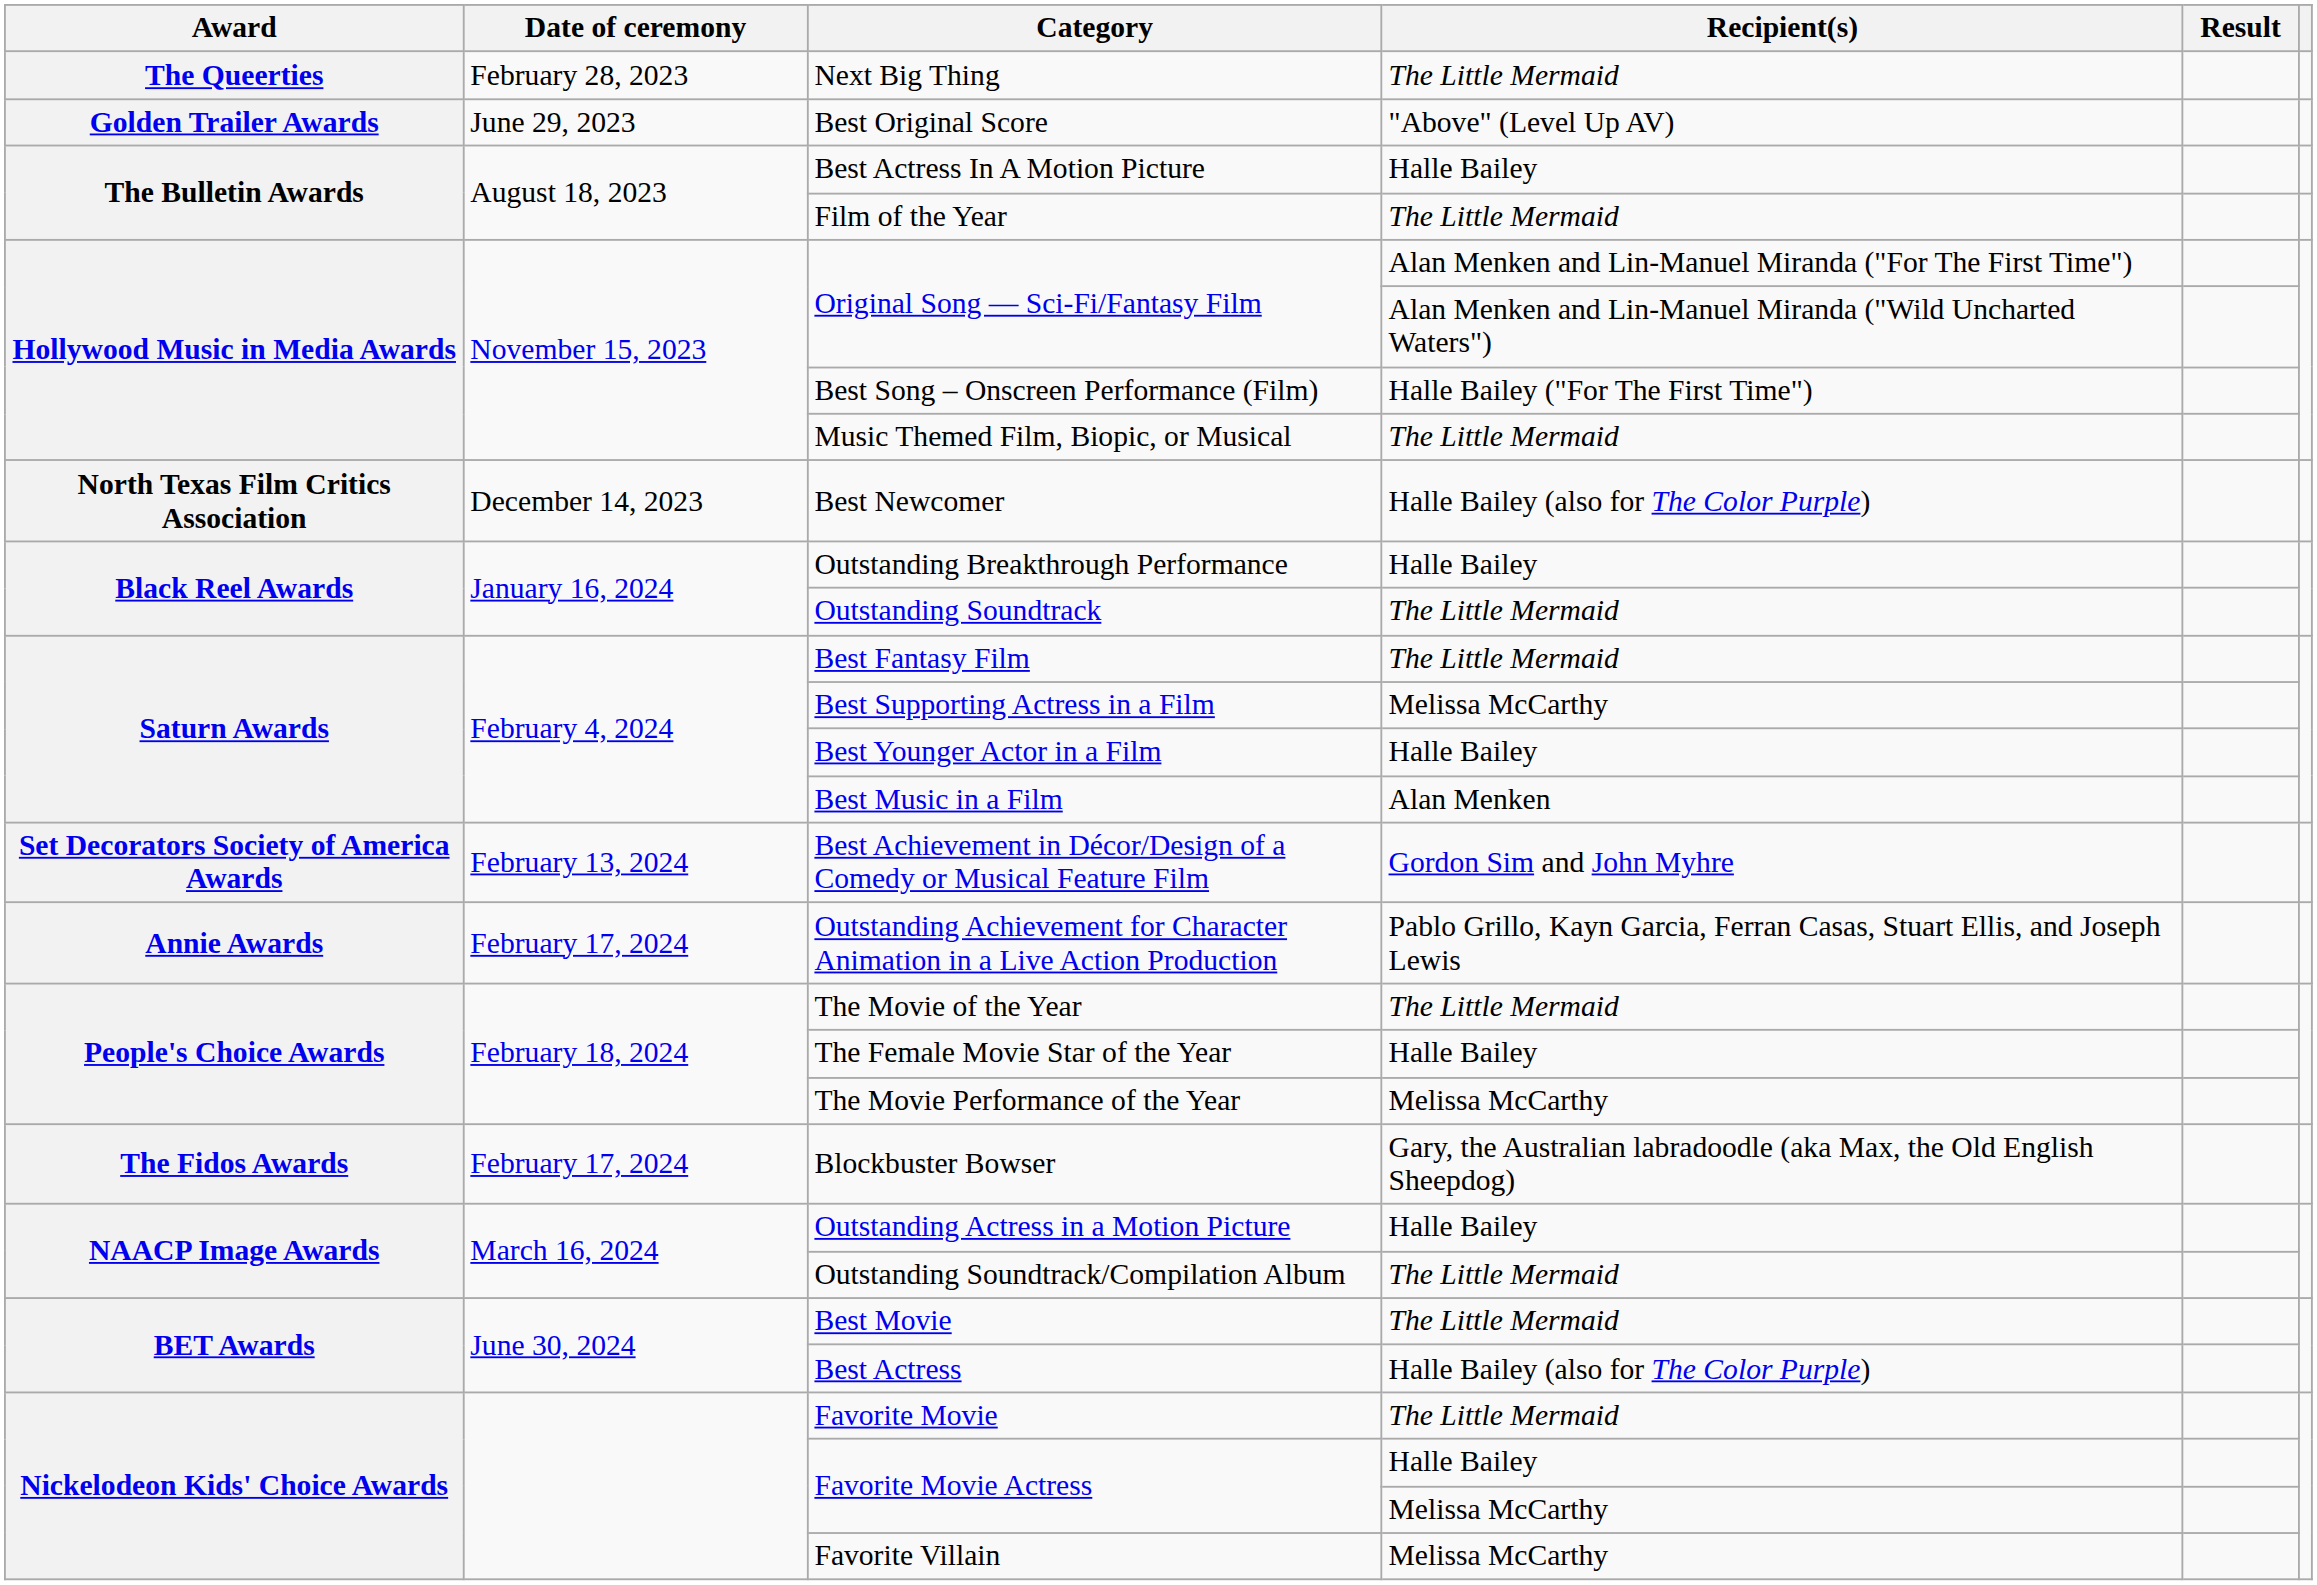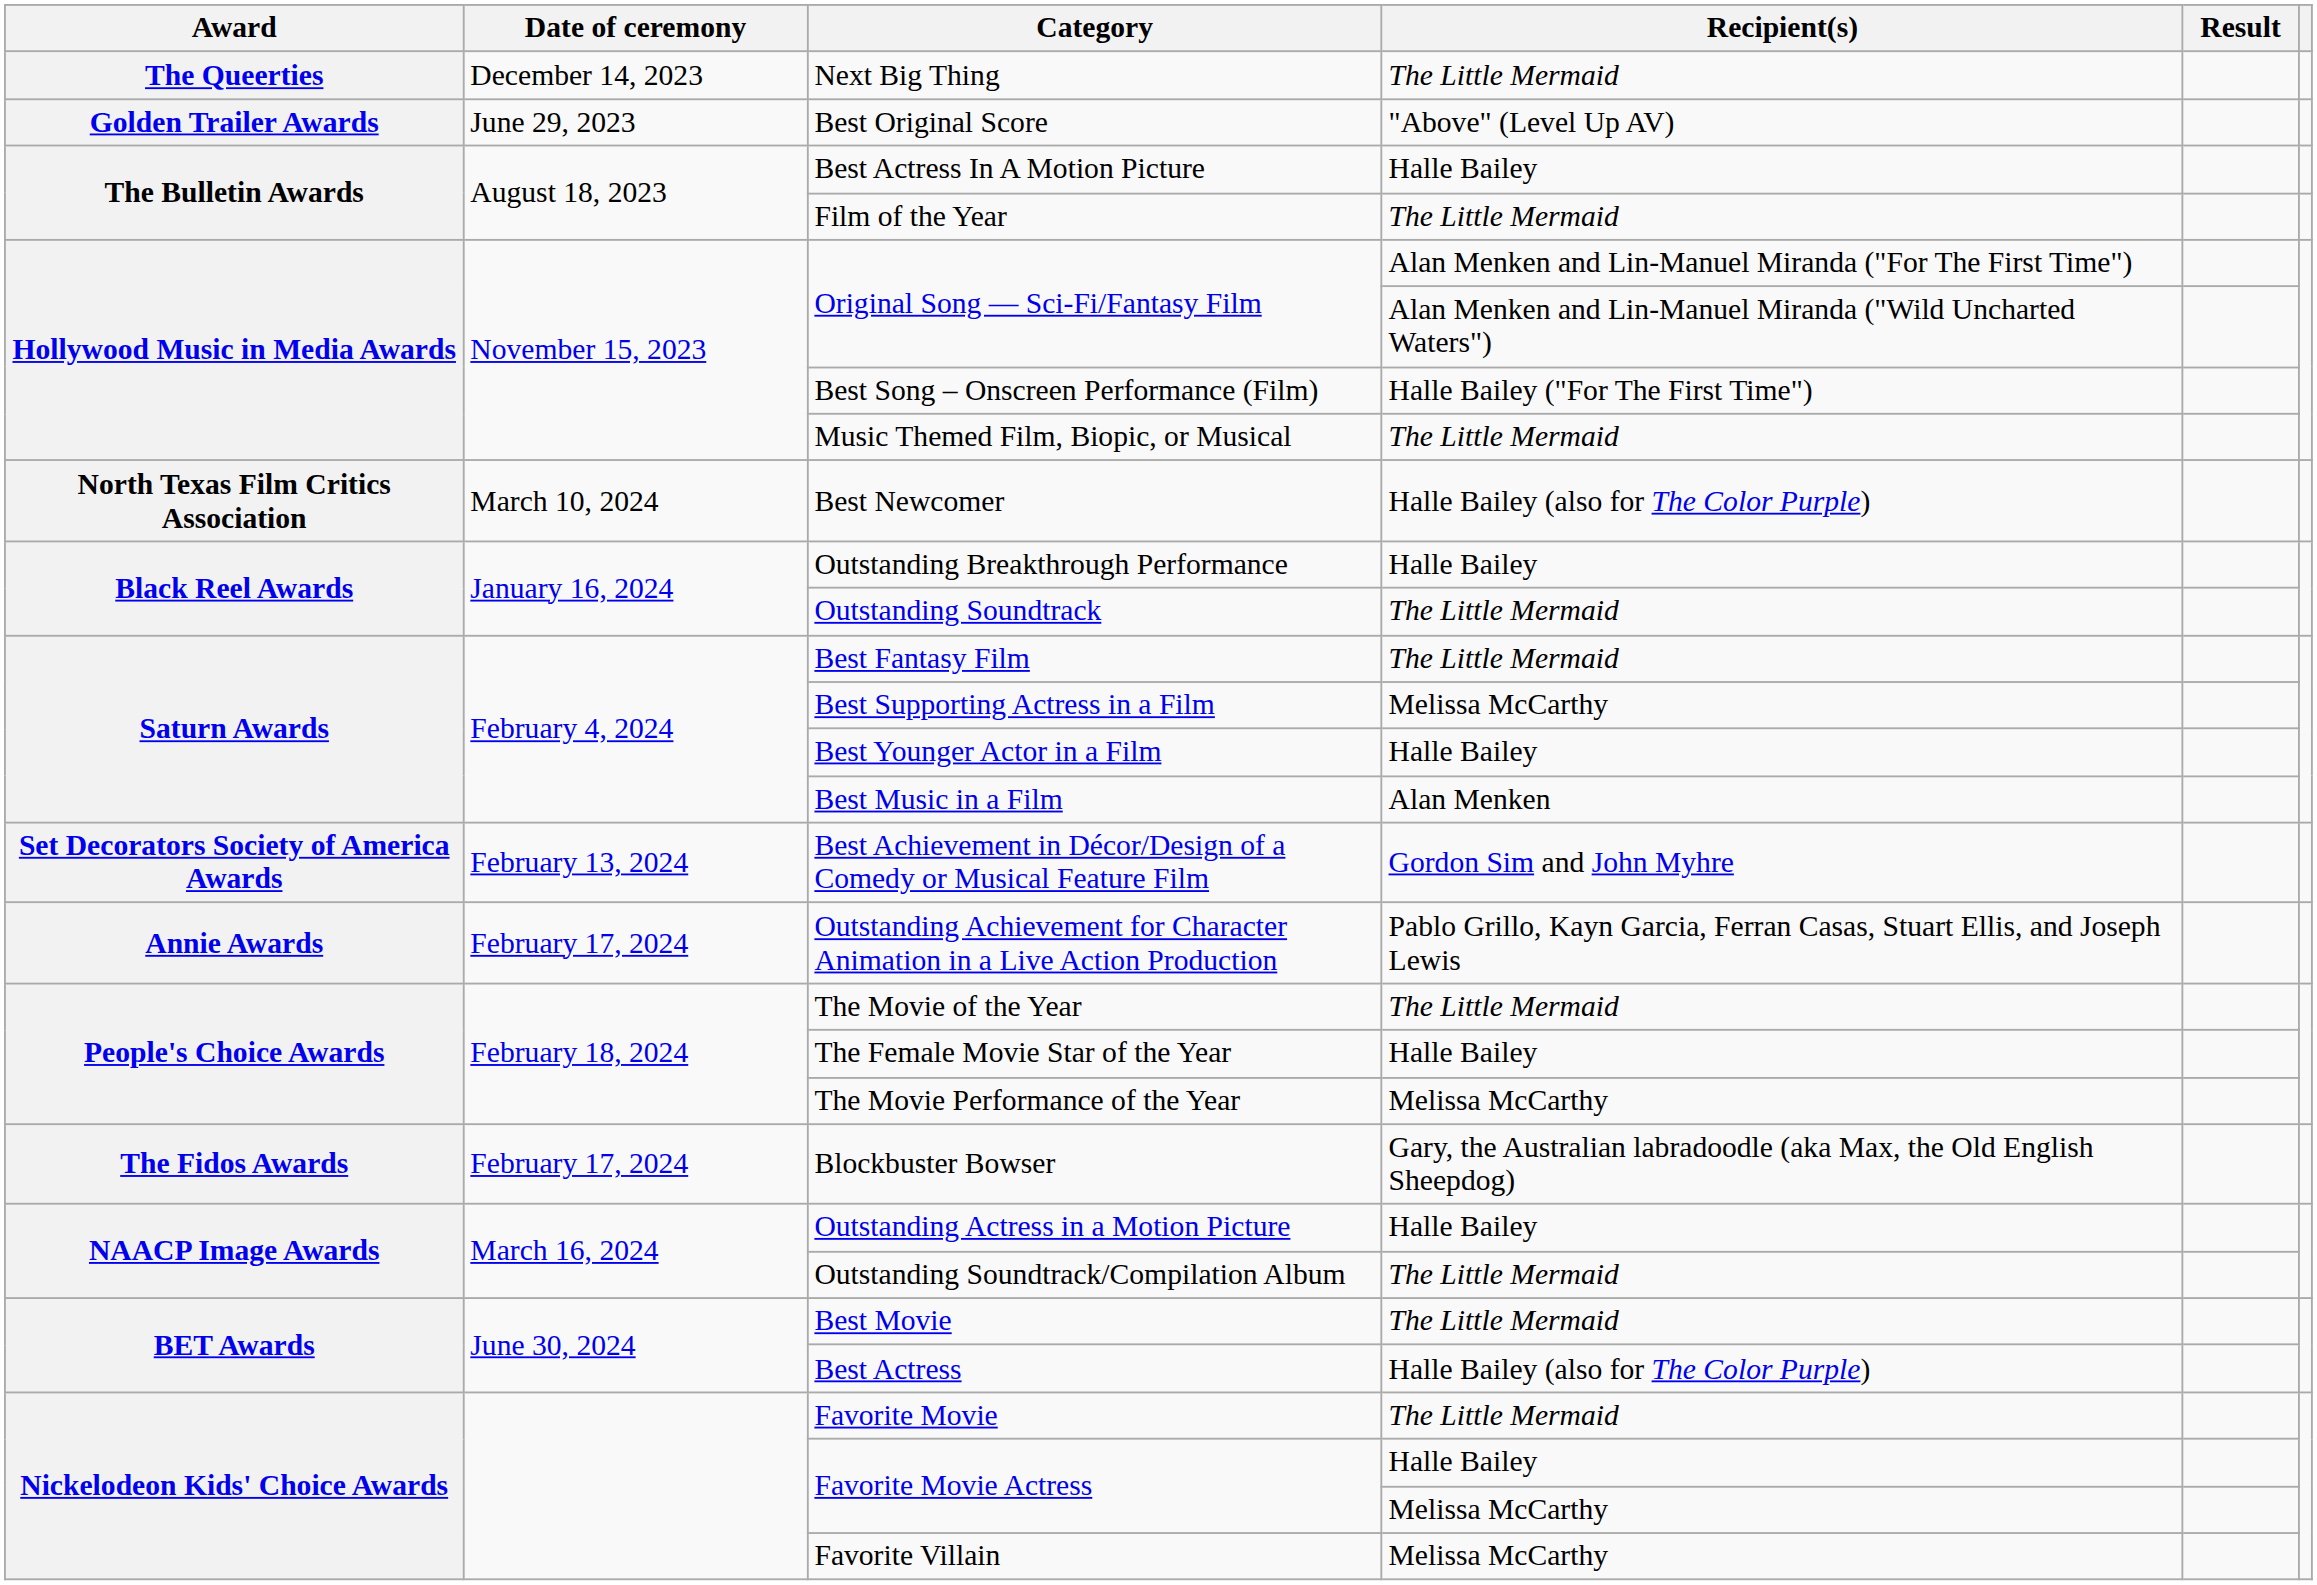(579, 74) February 28, 2023 -> (587, 74) December 14, 2023
(587, 500) December 14, 2023 -> (564, 500) March 10, 2024
